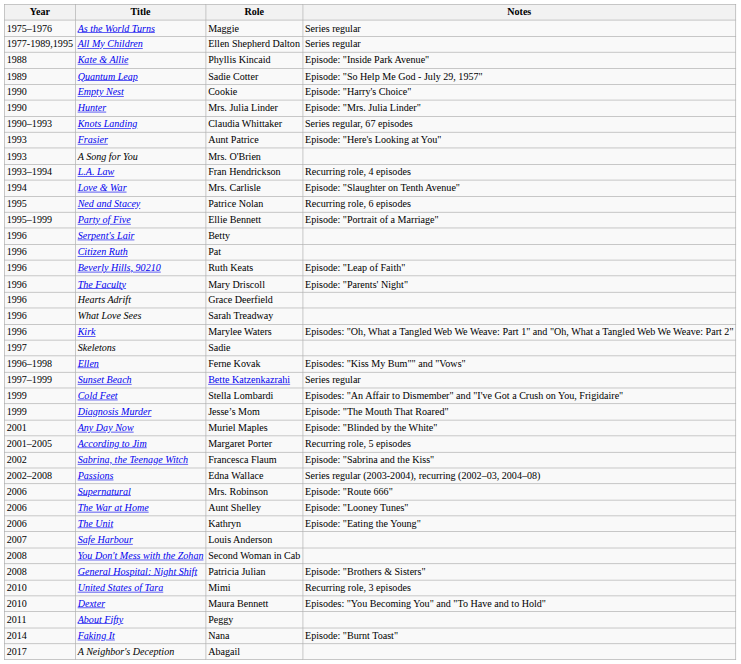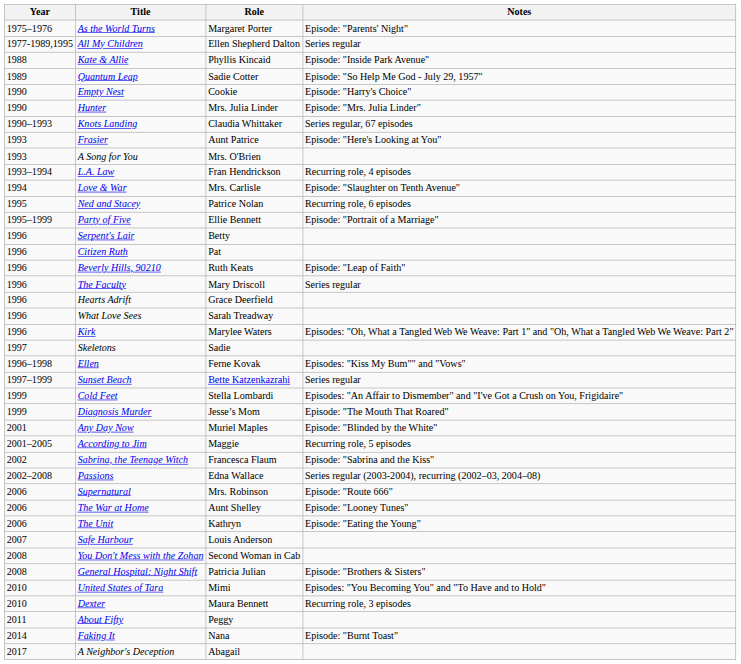(224, 28) Maggie -> (240, 28) Margaret Porter
(333, 28) Series regular -> (357, 28) Episode: "Parents' Night"
(357, 284) Episode: "Parents' Night" -> (333, 284) Series regular
(240, 444) Margaret Porter -> (224, 444) Maggie
(358, 587) Recurring role, 3 episodes -> (425, 587) Episodes: "You Becoming You" and "To Have and to Hold"
(425, 603) Episodes: "You Becoming You" and "To Have and to Hold" -> (358, 603) Recurring role, 3 episodes
